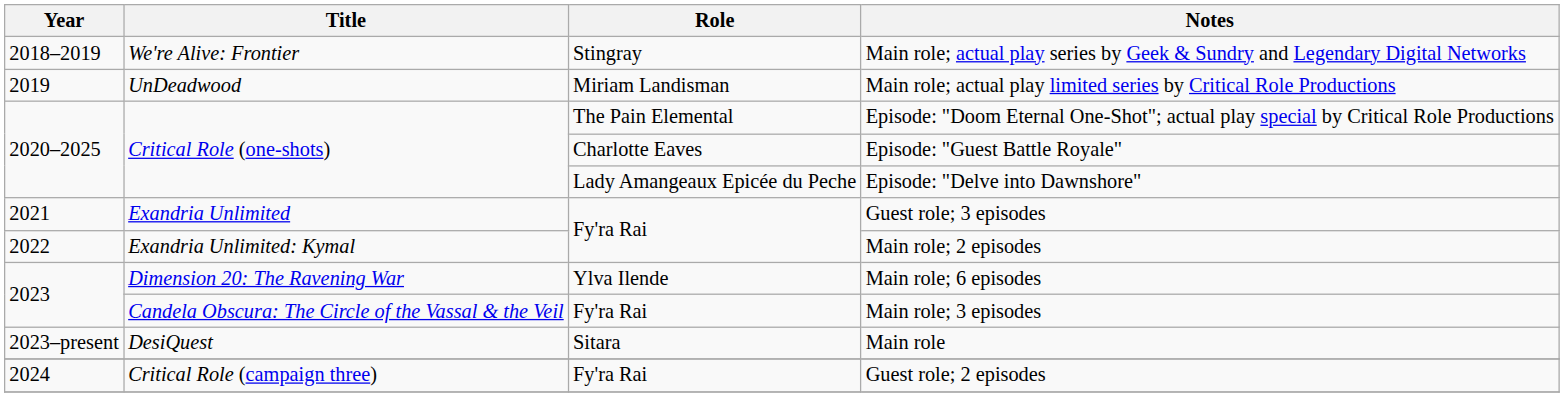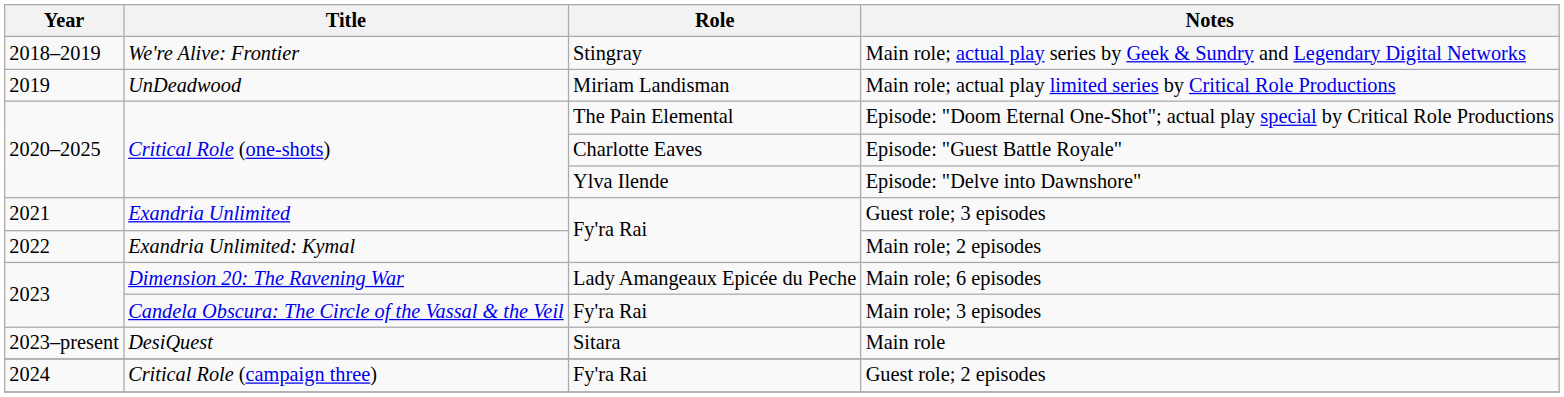(715, 181) Lady Amangeaux Epicée du Peche -> (621, 181) Ylva Ilende
(621, 278) Ylva Ilende -> (715, 278) Lady Amangeaux Epicée du Peche
